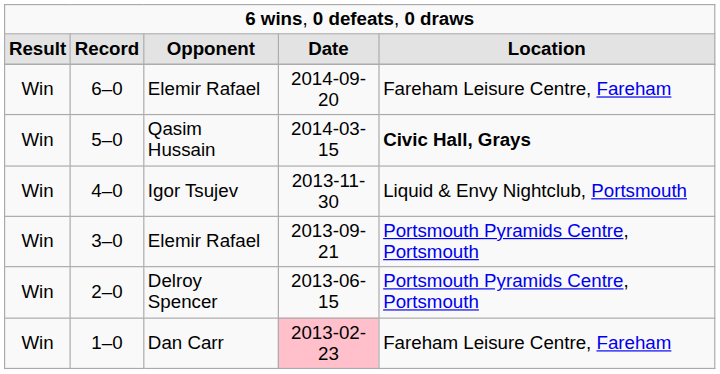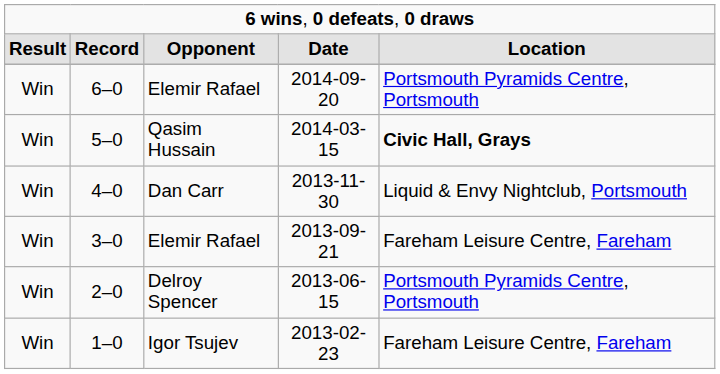(527, 89) Fareham Leisure Centre, Fareham -> (506, 89) Portsmouth Pyramids Centre, Portsmouth
(193, 190) Igor Tsujev -> (186, 190) Dan Carr
(506, 241) Portsmouth Pyramids Centre, Portsmouth -> (527, 241) Fareham Leisure Centre, Fareham
(186, 342) Dan Carr -> (193, 342) Igor Tsujev
(328, 342) pink background -> (328, 342) no background
